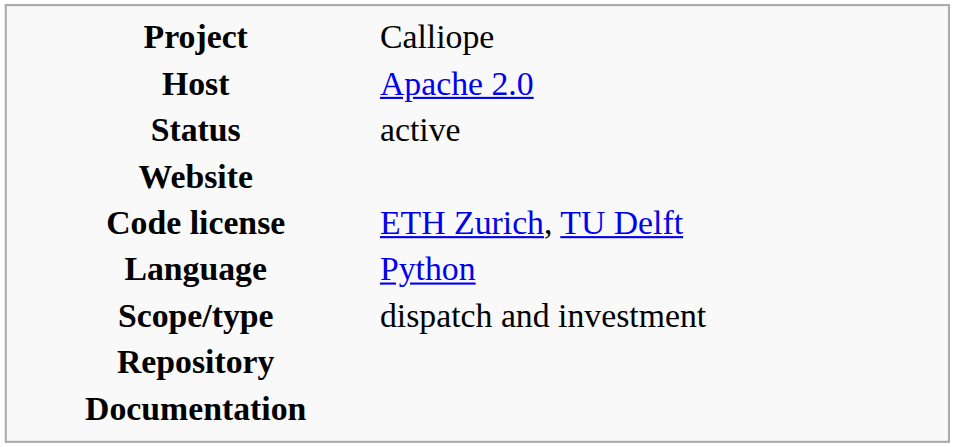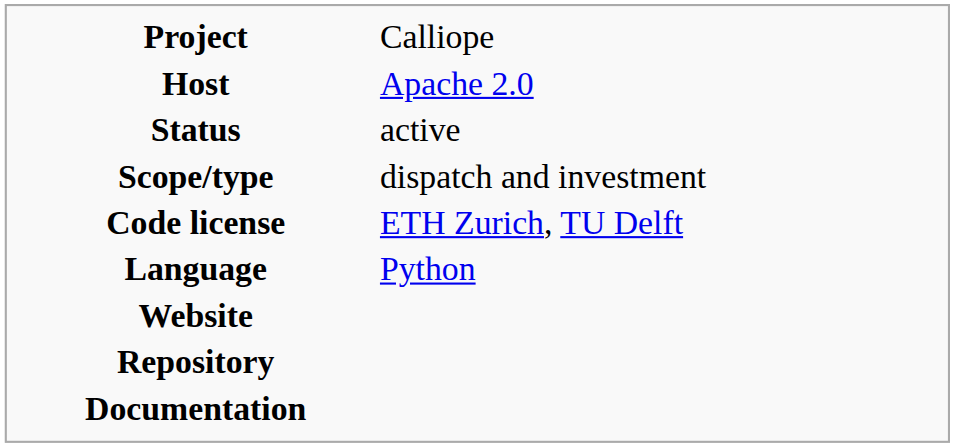rows swapped: (196, 316) <-> (196, 176)
